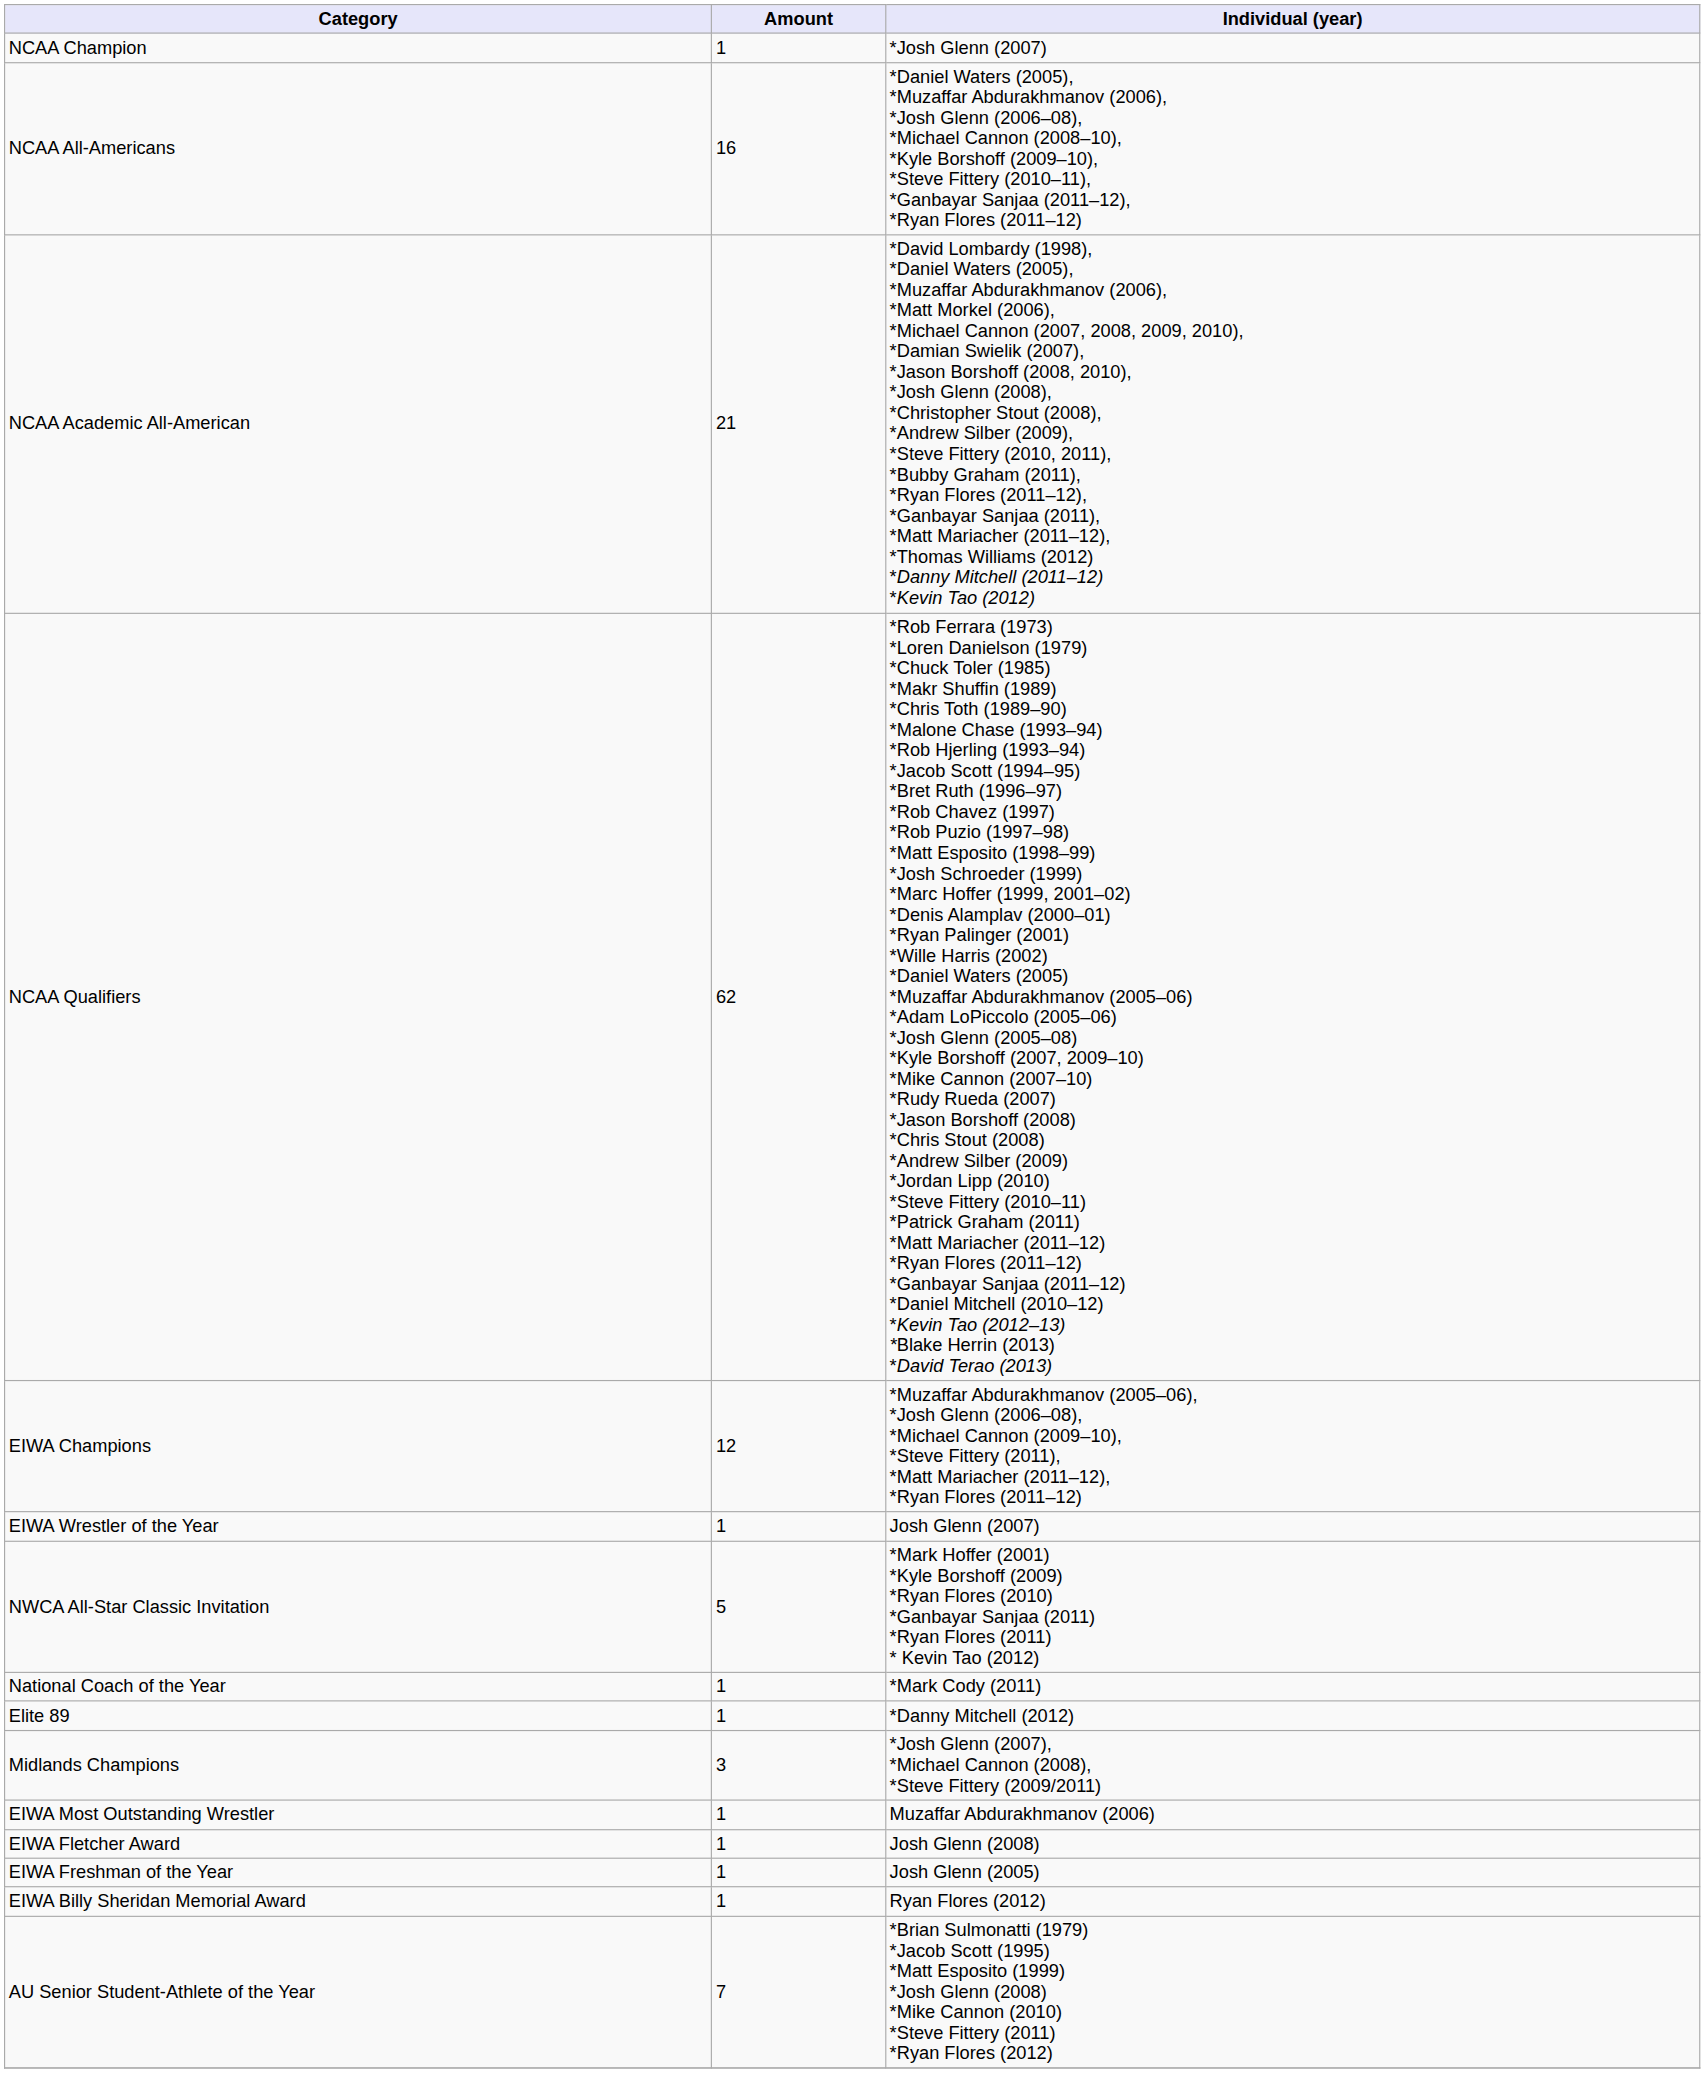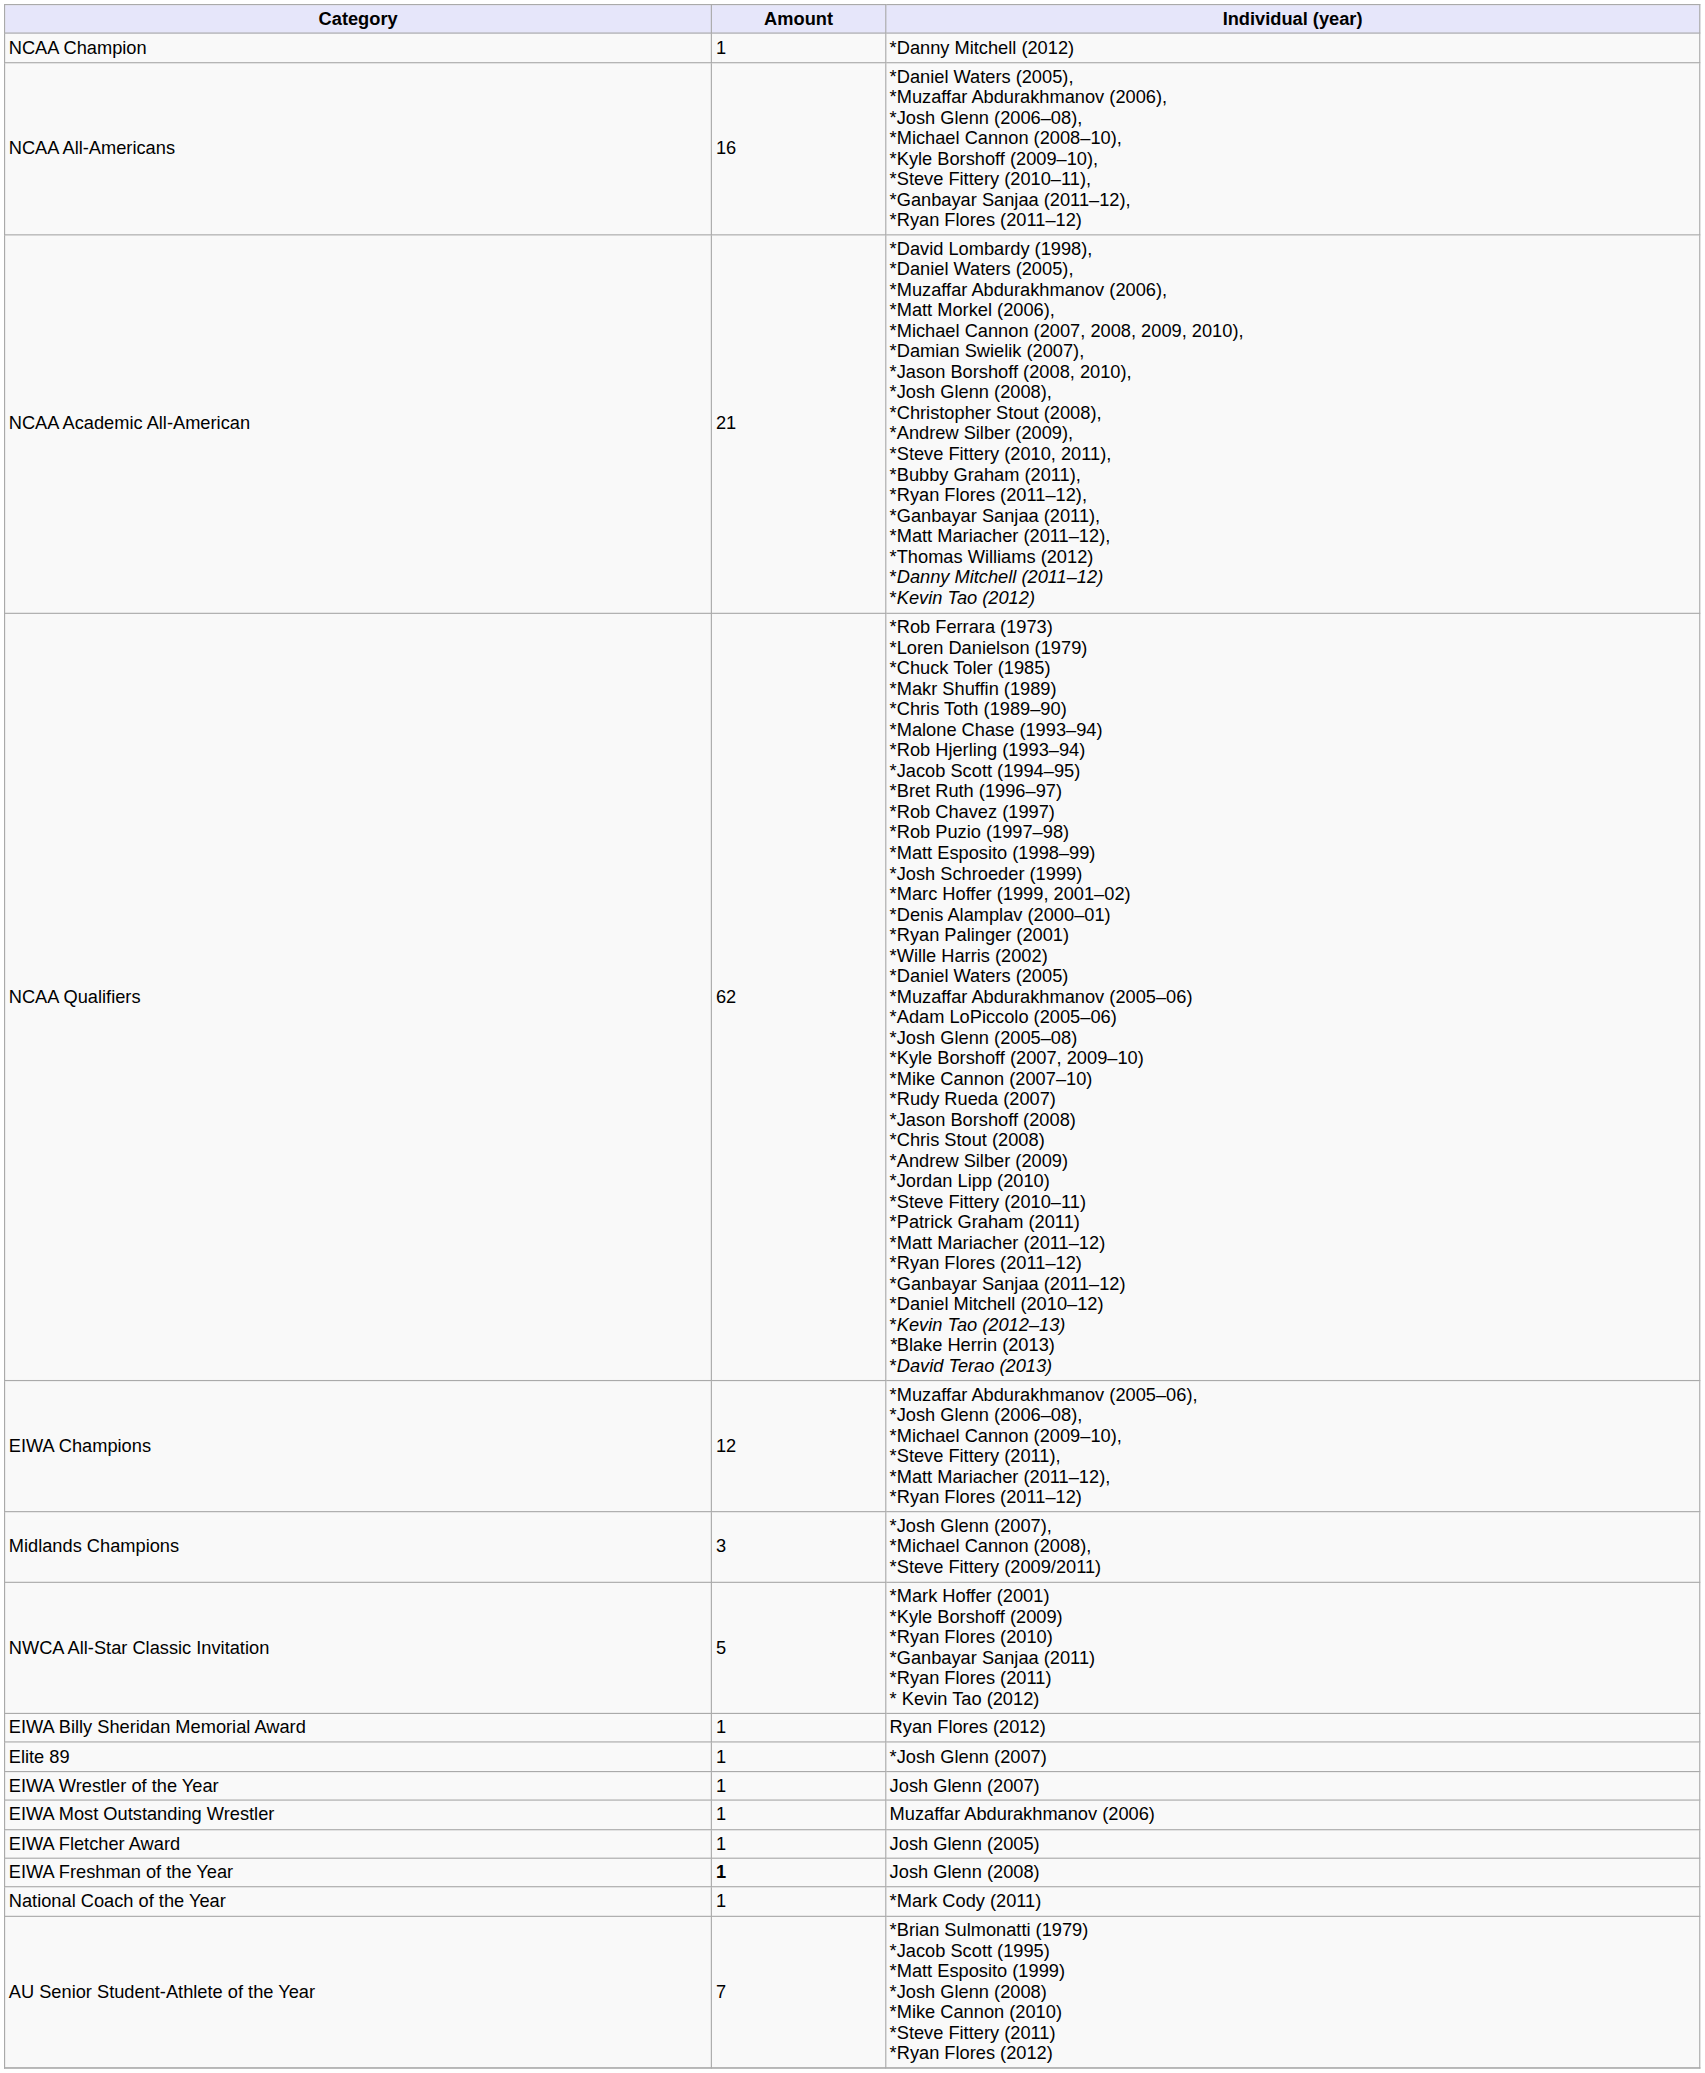(968, 47) *Josh Glenn (2007) -> (982, 47) *Danny Mitchell (2012)
rows swapped: (94, 1765) <-> (114, 1526)
rows swapped: (117, 1686) <-> (157, 1901)
(982, 1715) *Danny Mitchell (2012) -> (968, 1756) *Josh Glenn (2007)
(965, 1843) Josh Glenn (2008) -> (965, 1843) Josh Glenn (2005)
(721, 1872) normal -> (721, 1872) bold
(965, 1872) Josh Glenn (2005) -> (965, 1872) Josh Glenn (2008)
